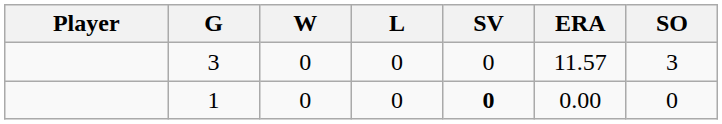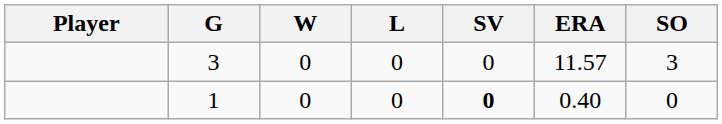(580, 99) 0.00 -> (580, 99) 0.40
